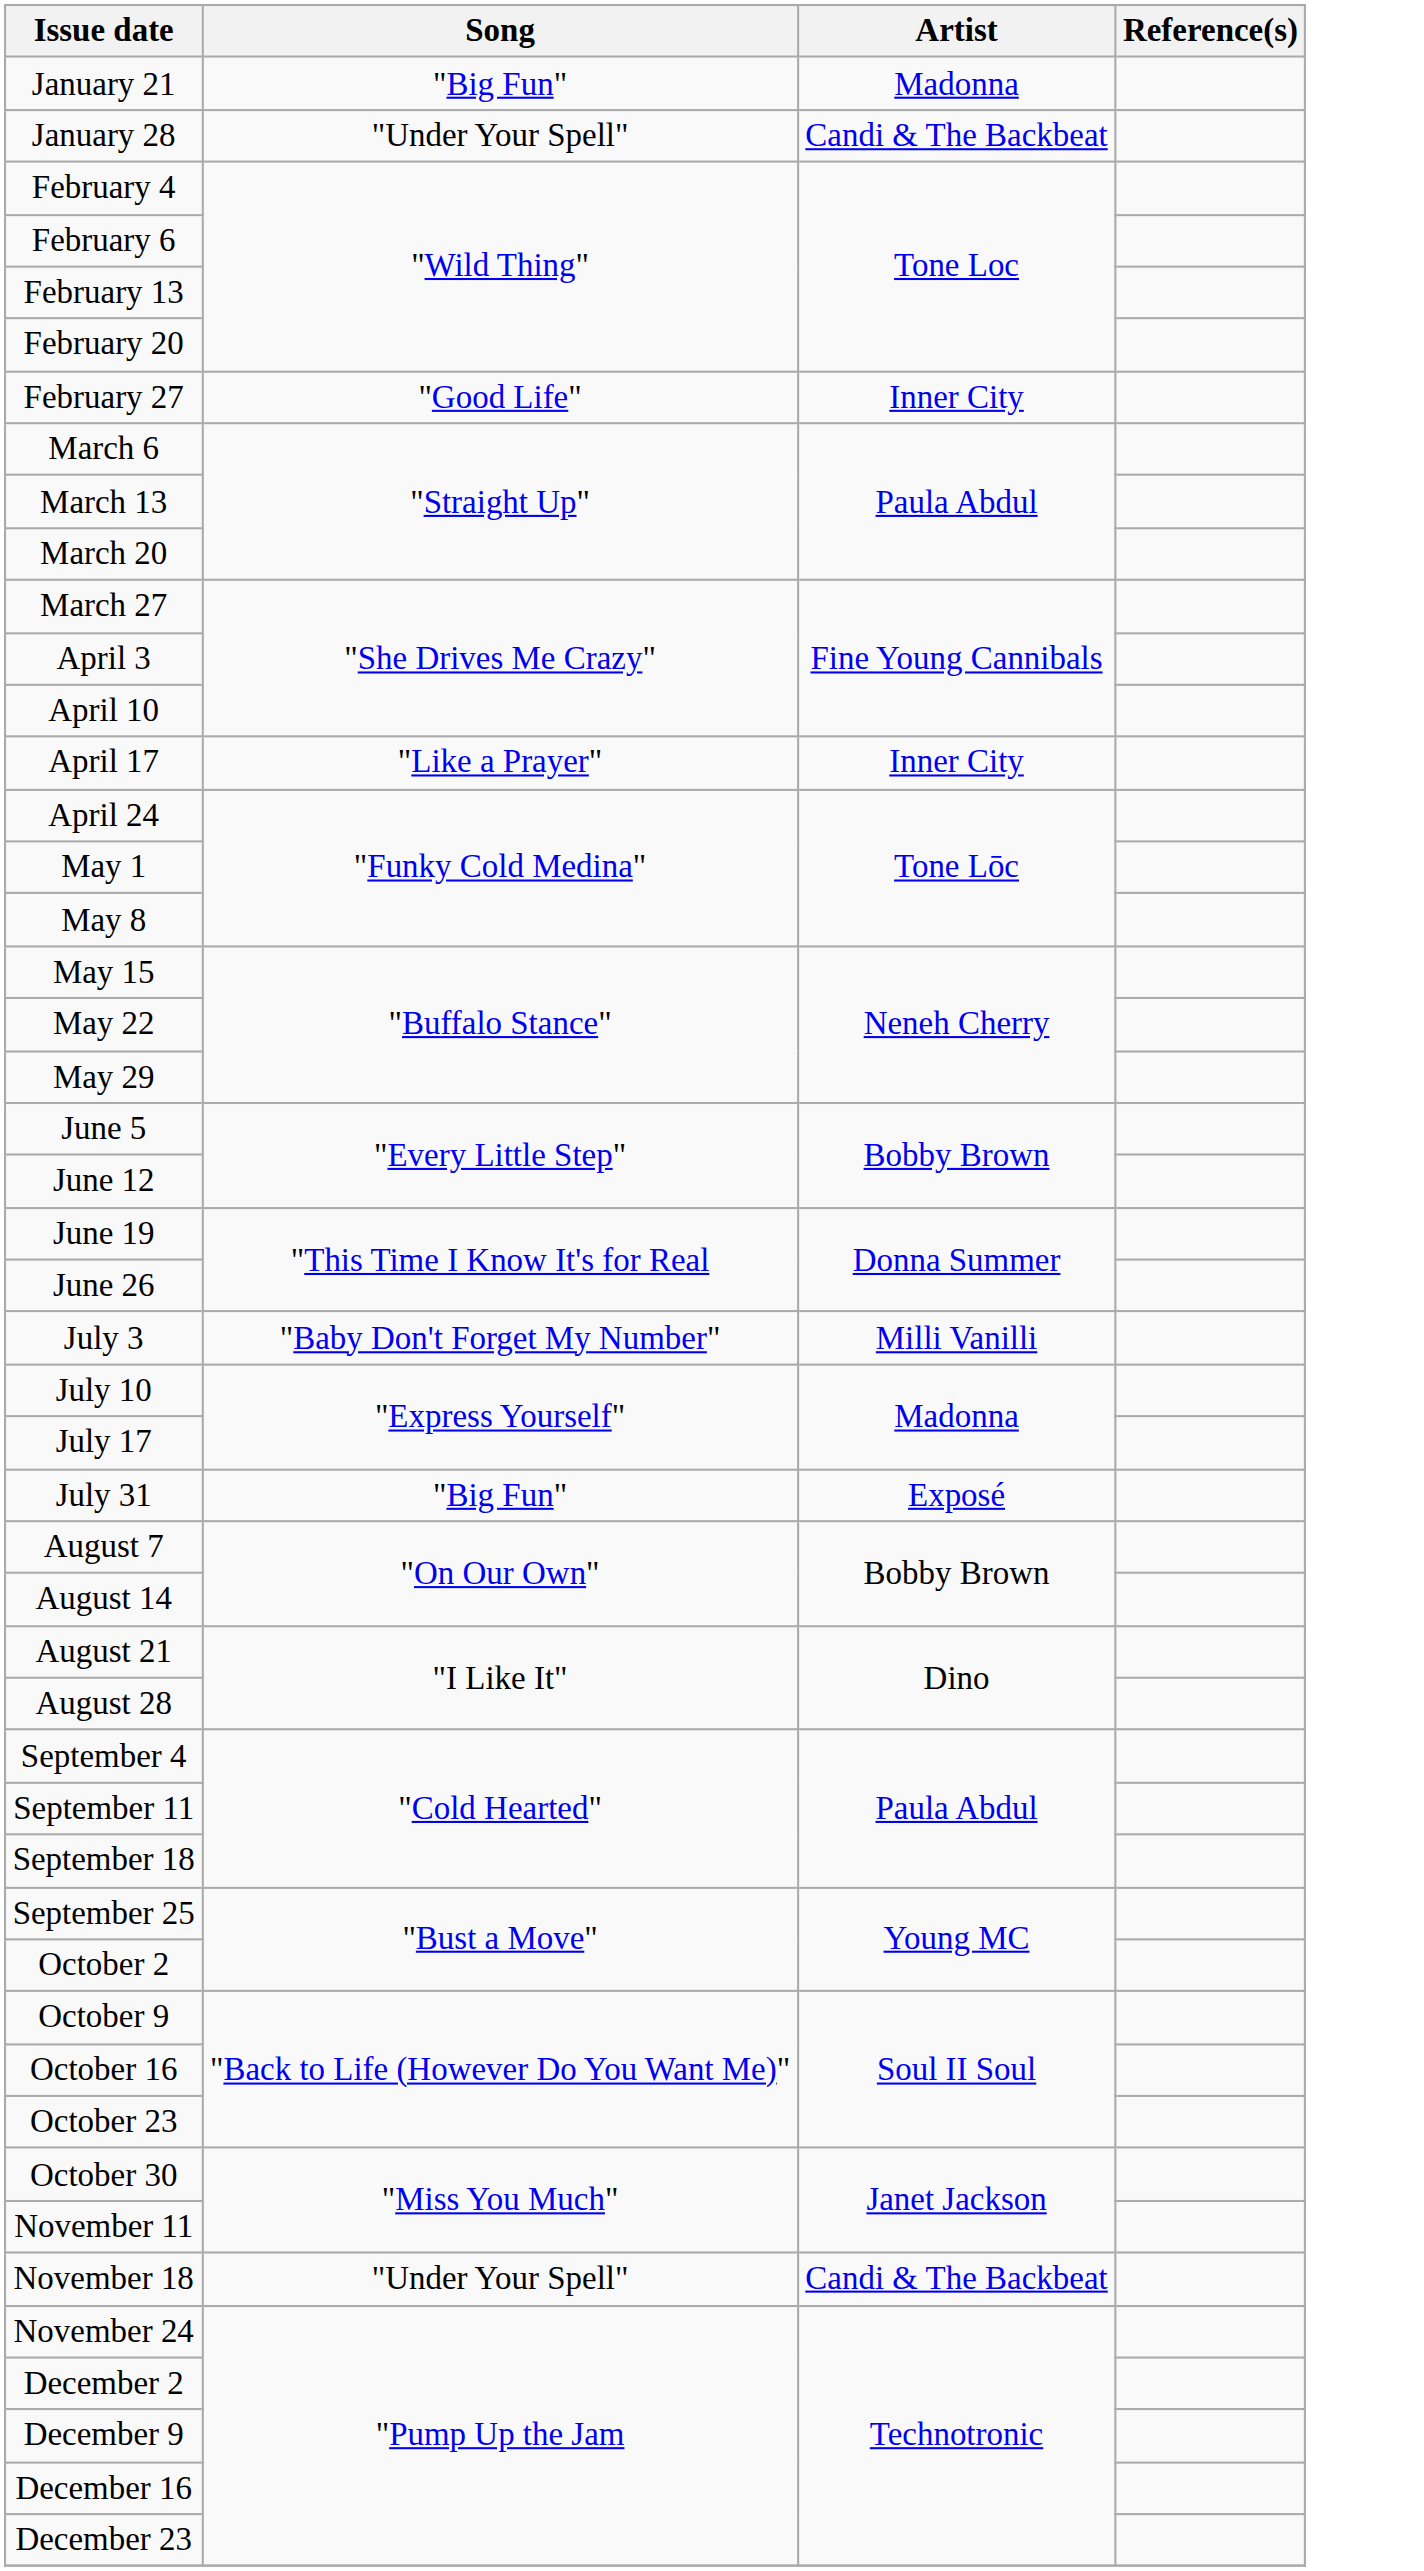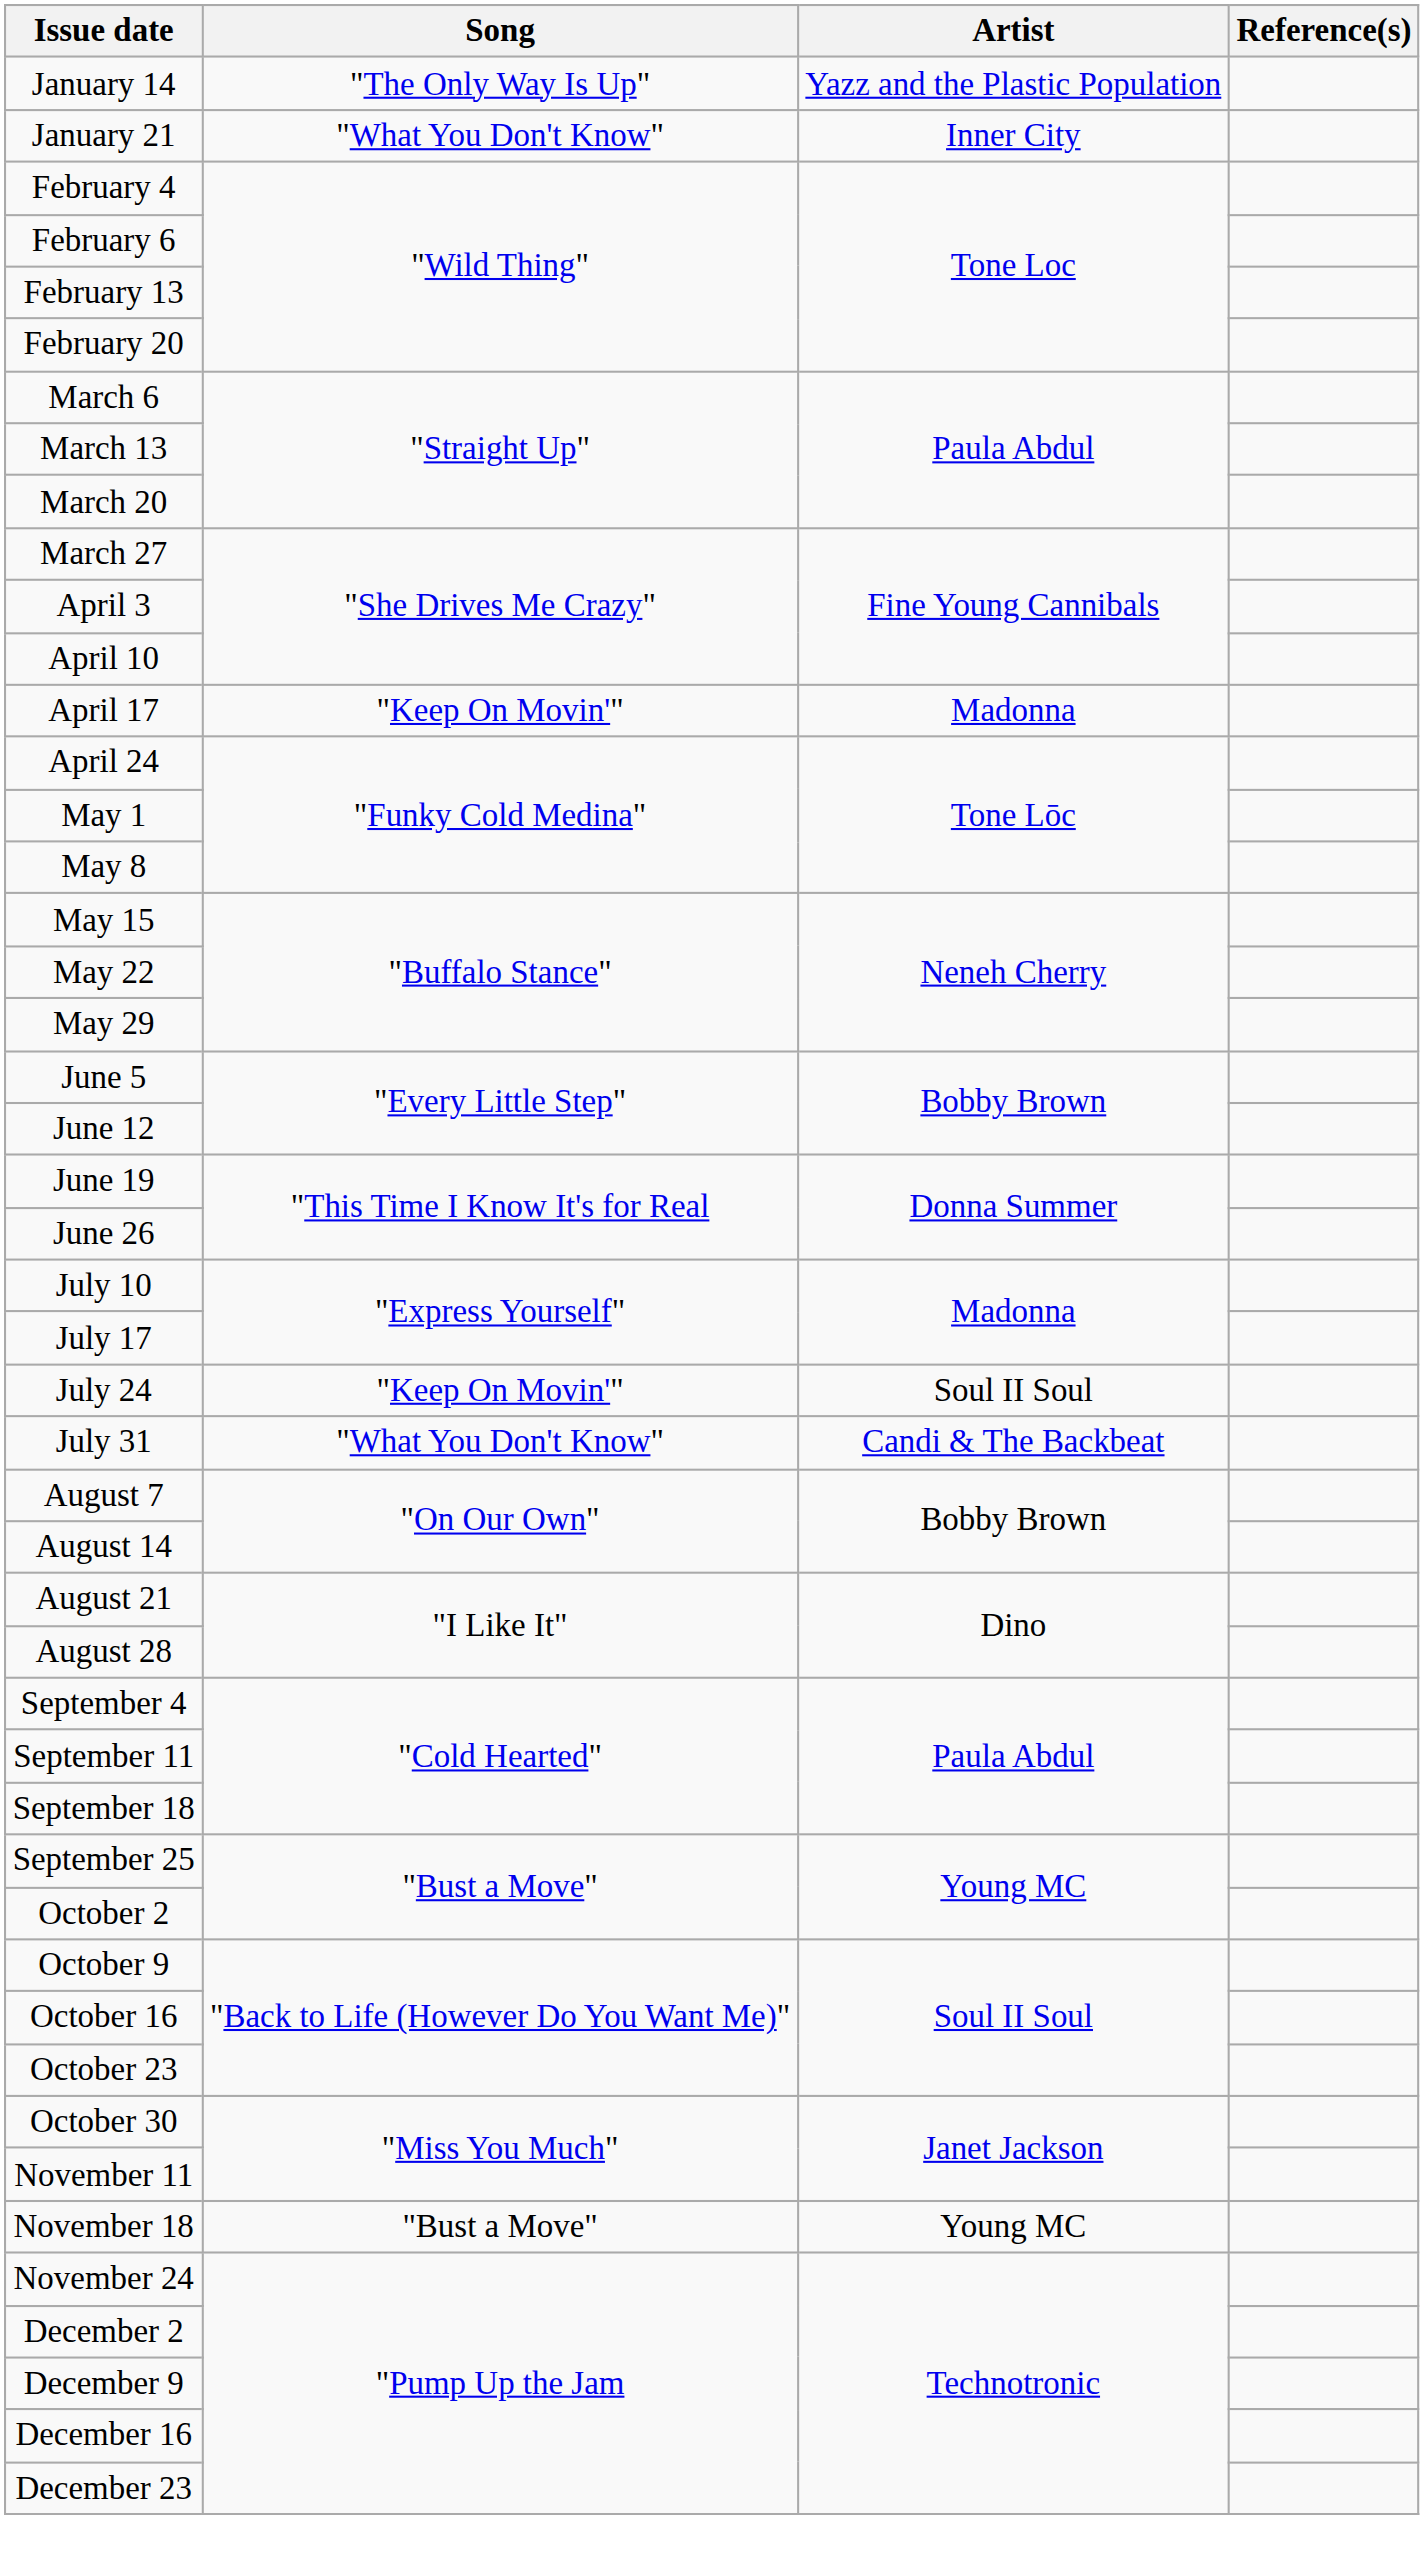+ row: (104, 82)
(500, 82) "Big Fun" -> (500, 135) "What You Don't Know"
(957, 82) Madonna -> (1013, 135) Inner City
- row: (104, 135)
- row: (104, 396)
(500, 762) "Like a Prayer" -> (500, 710) "Keep On Movin'"
(957, 762) Inner City -> (1013, 710) Madonna
- row: (104, 1337)
+ row: (104, 1389)
(500, 1494) "Big Fun" -> (500, 1441) "What You Don't Know"
(957, 1494) Exposé -> (1013, 1441) Candi & The Backbeat
(500, 2278) "Under Your Spell" -> (500, 2226) "Bust a Move"
(957, 2278) Candi & The Backbeat -> (1013, 2226) Young MC
